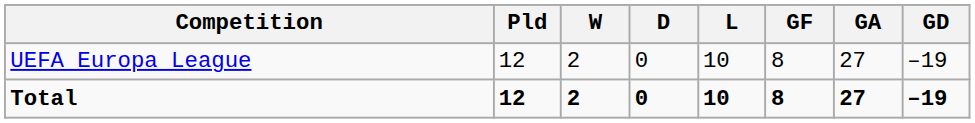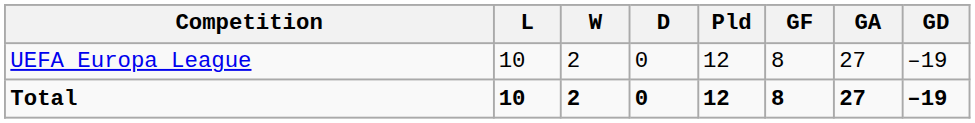columns swapped: (527, 23) <-> (732, 23)
